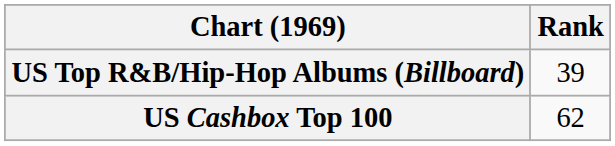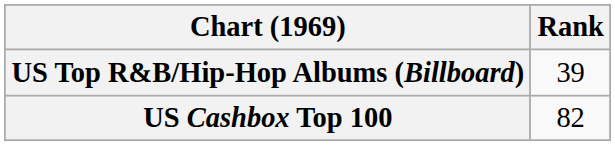(571, 117) 62 -> (571, 117) 82
